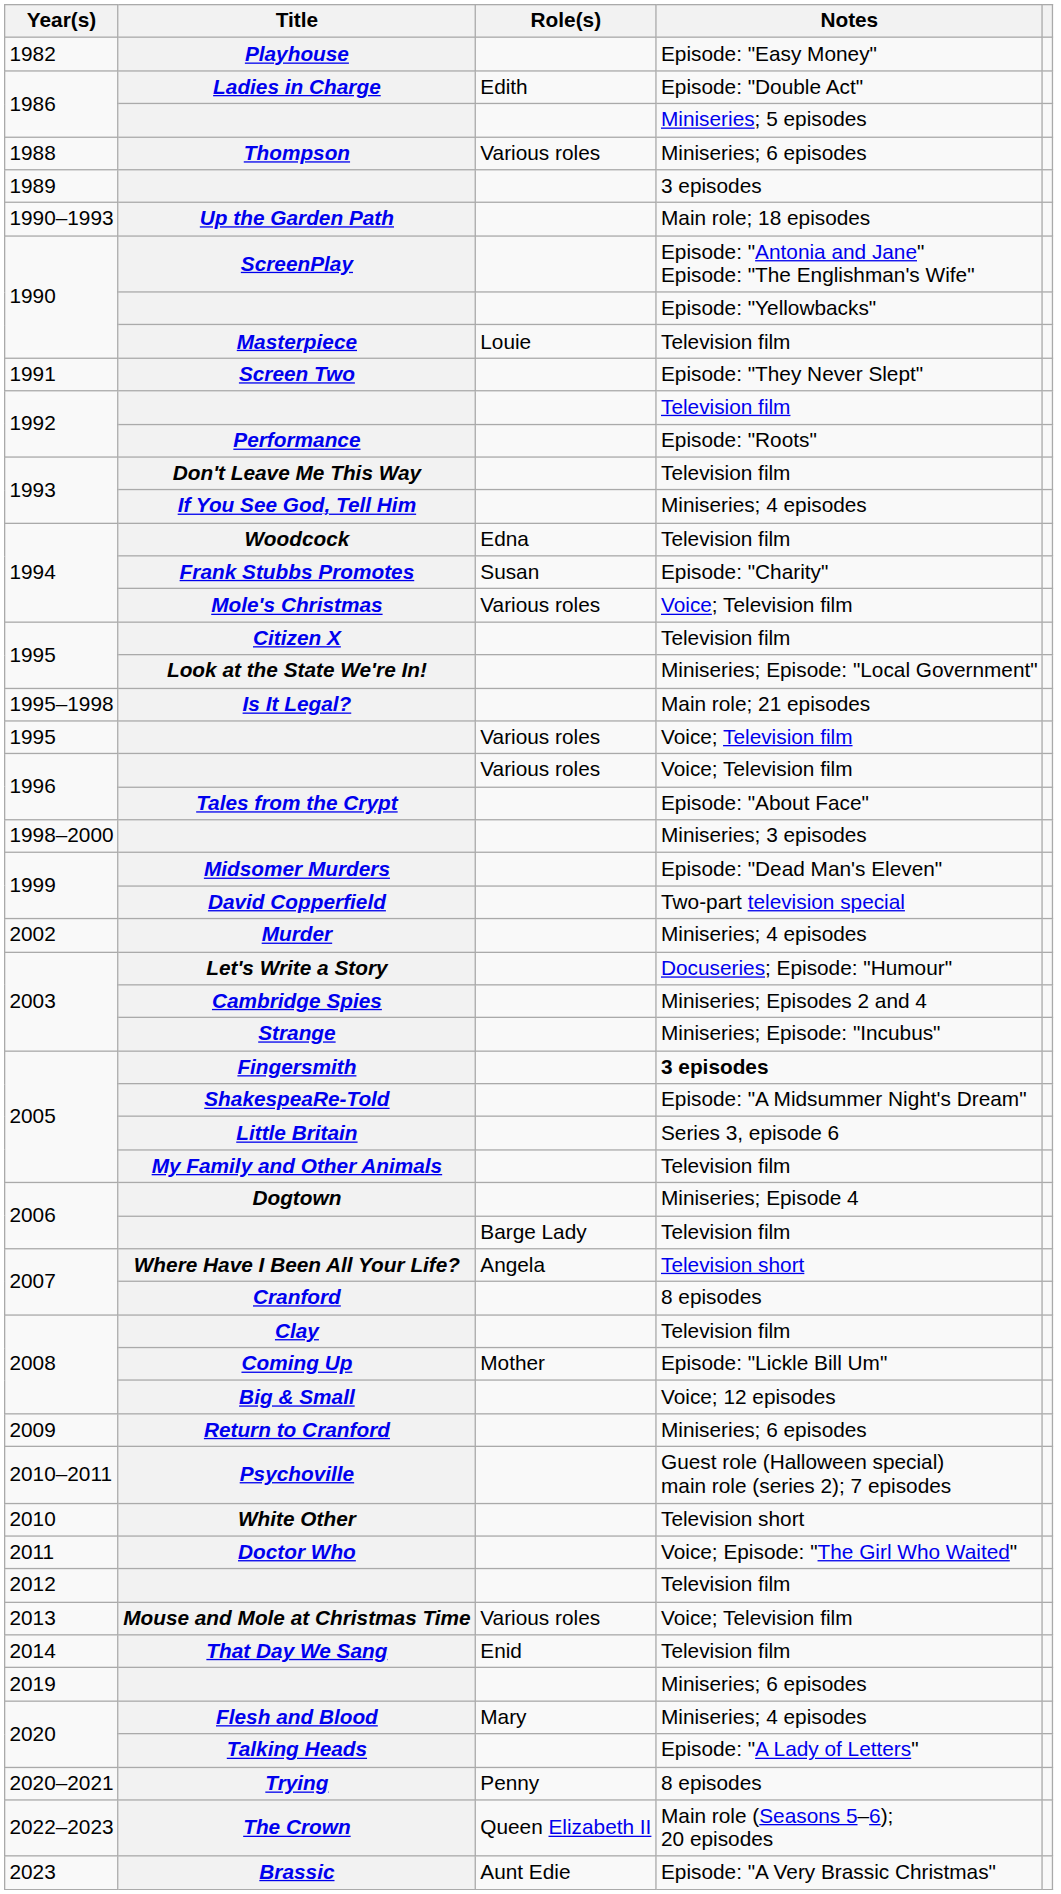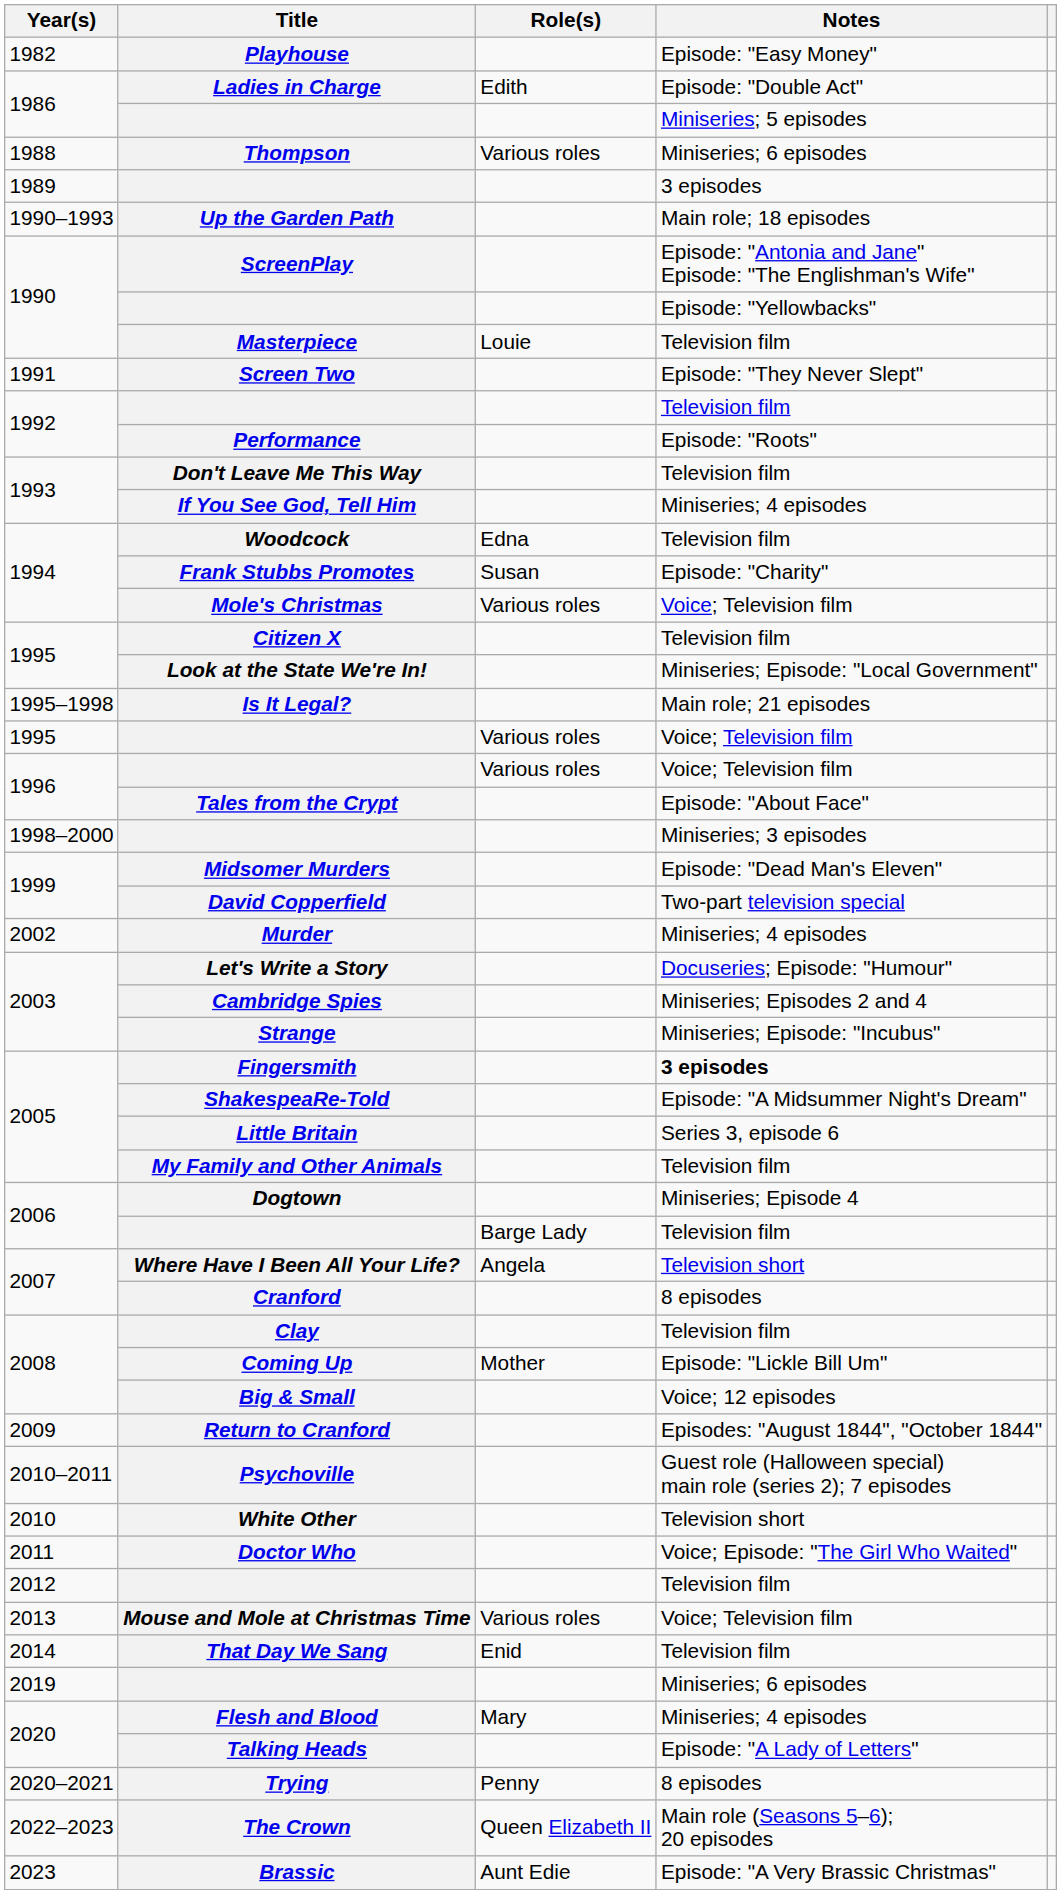(764, 1429) Miniseries; 6 episodes -> (852, 1429) Episodes: "August 1844", "October 1844"
